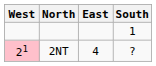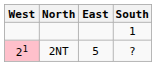(95, 51) 4 -> (95, 51) 5
